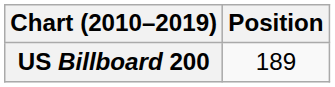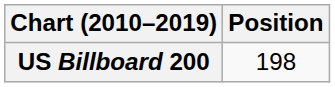(276, 61) 189 -> (276, 61) 198
